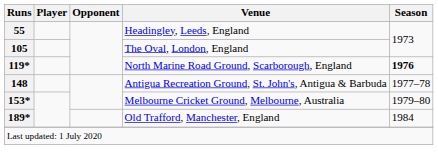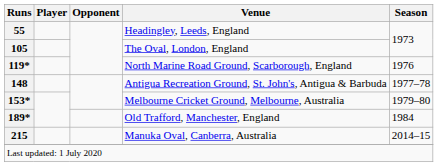(403, 65) bold -> (403, 65) normal
+ row: (200, 135)
